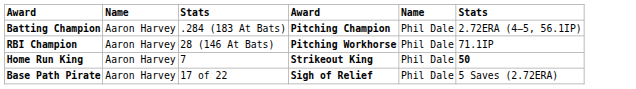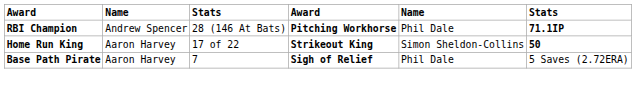- row: (54, 28)
(140, 44) Aaron Harvey -> (146, 28) Andrew Spencer
(476, 44) normal -> (546, 28) bold
(183, 60) 7 -> (216, 44) 17 of 22
(427, 60) Phil Dale -> (463, 44) Simon Sheldon-Collins
(204, 76) 17 of 22 -> (195, 60) 7
